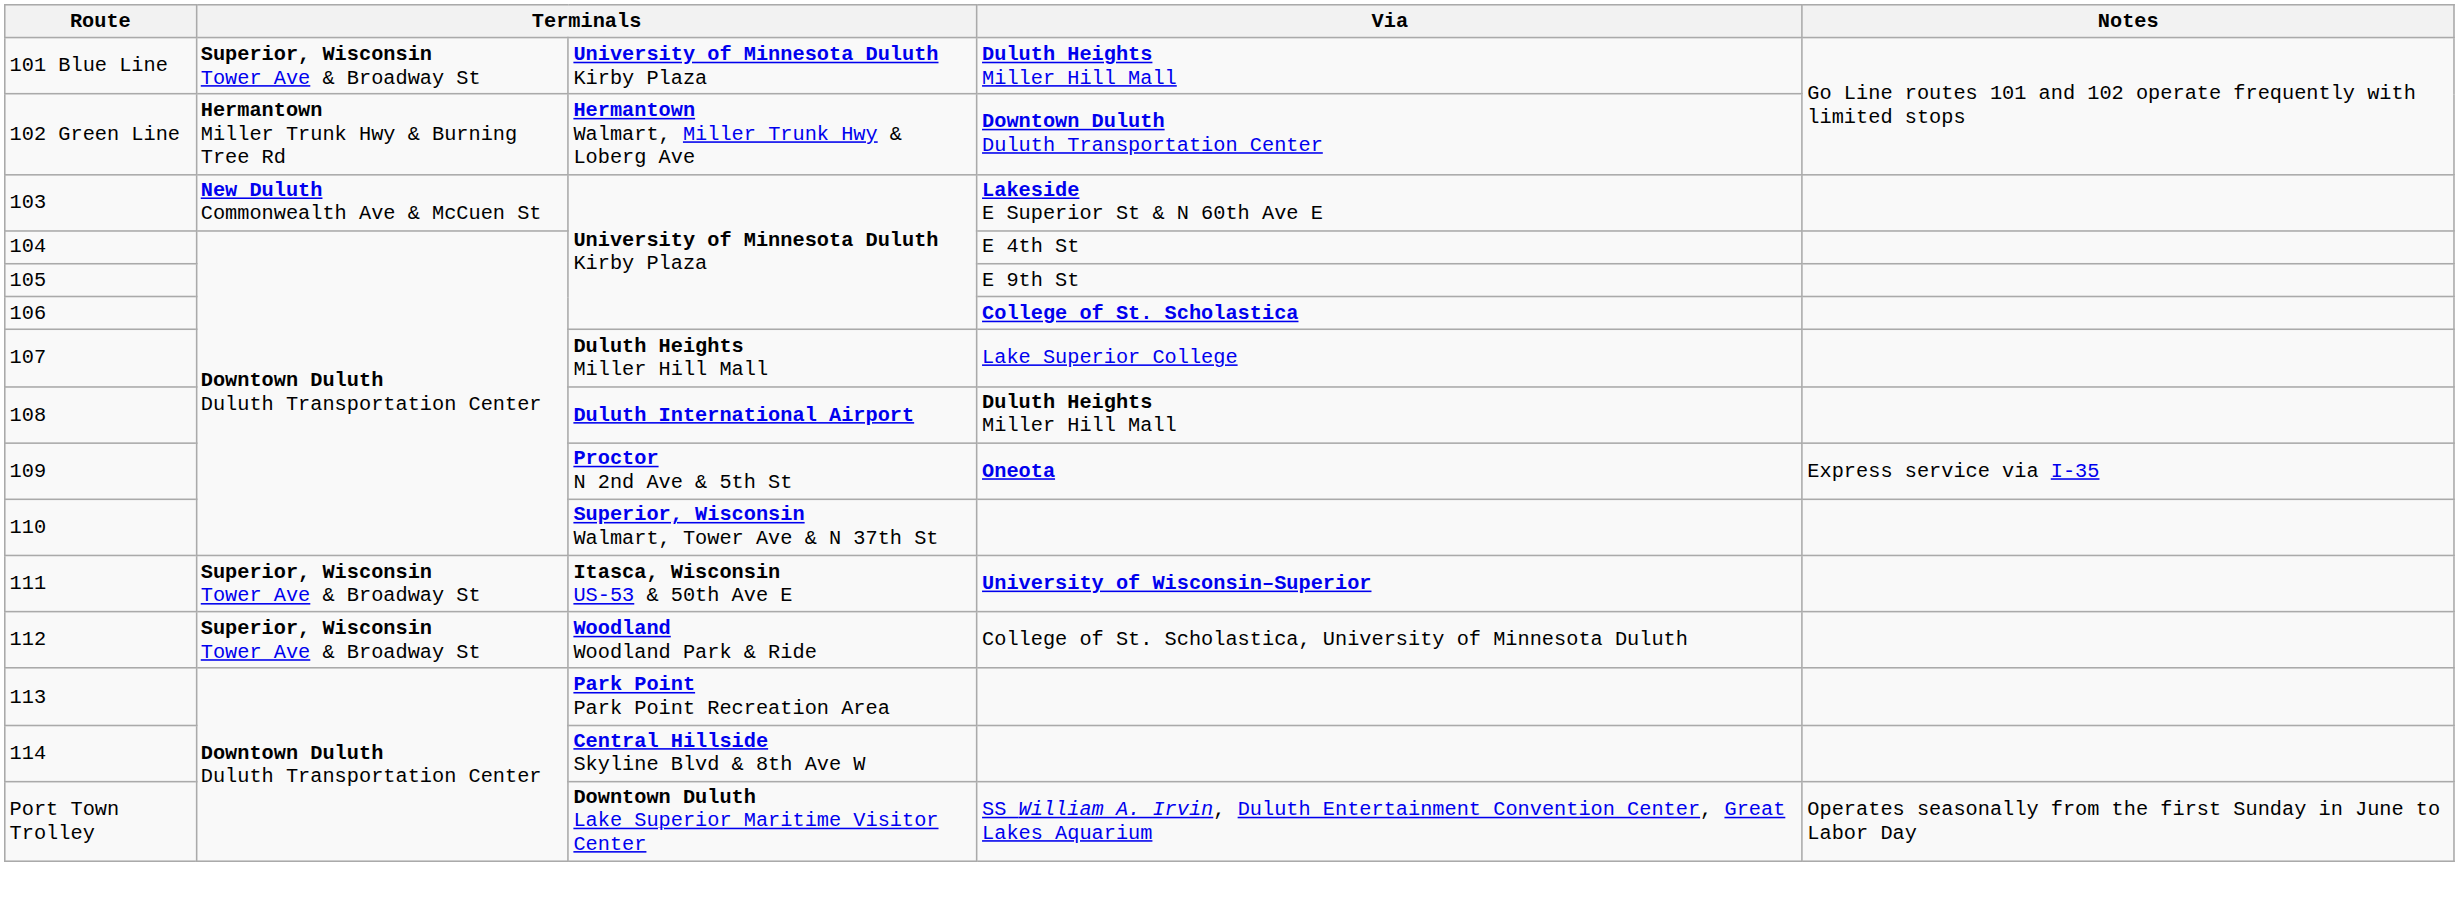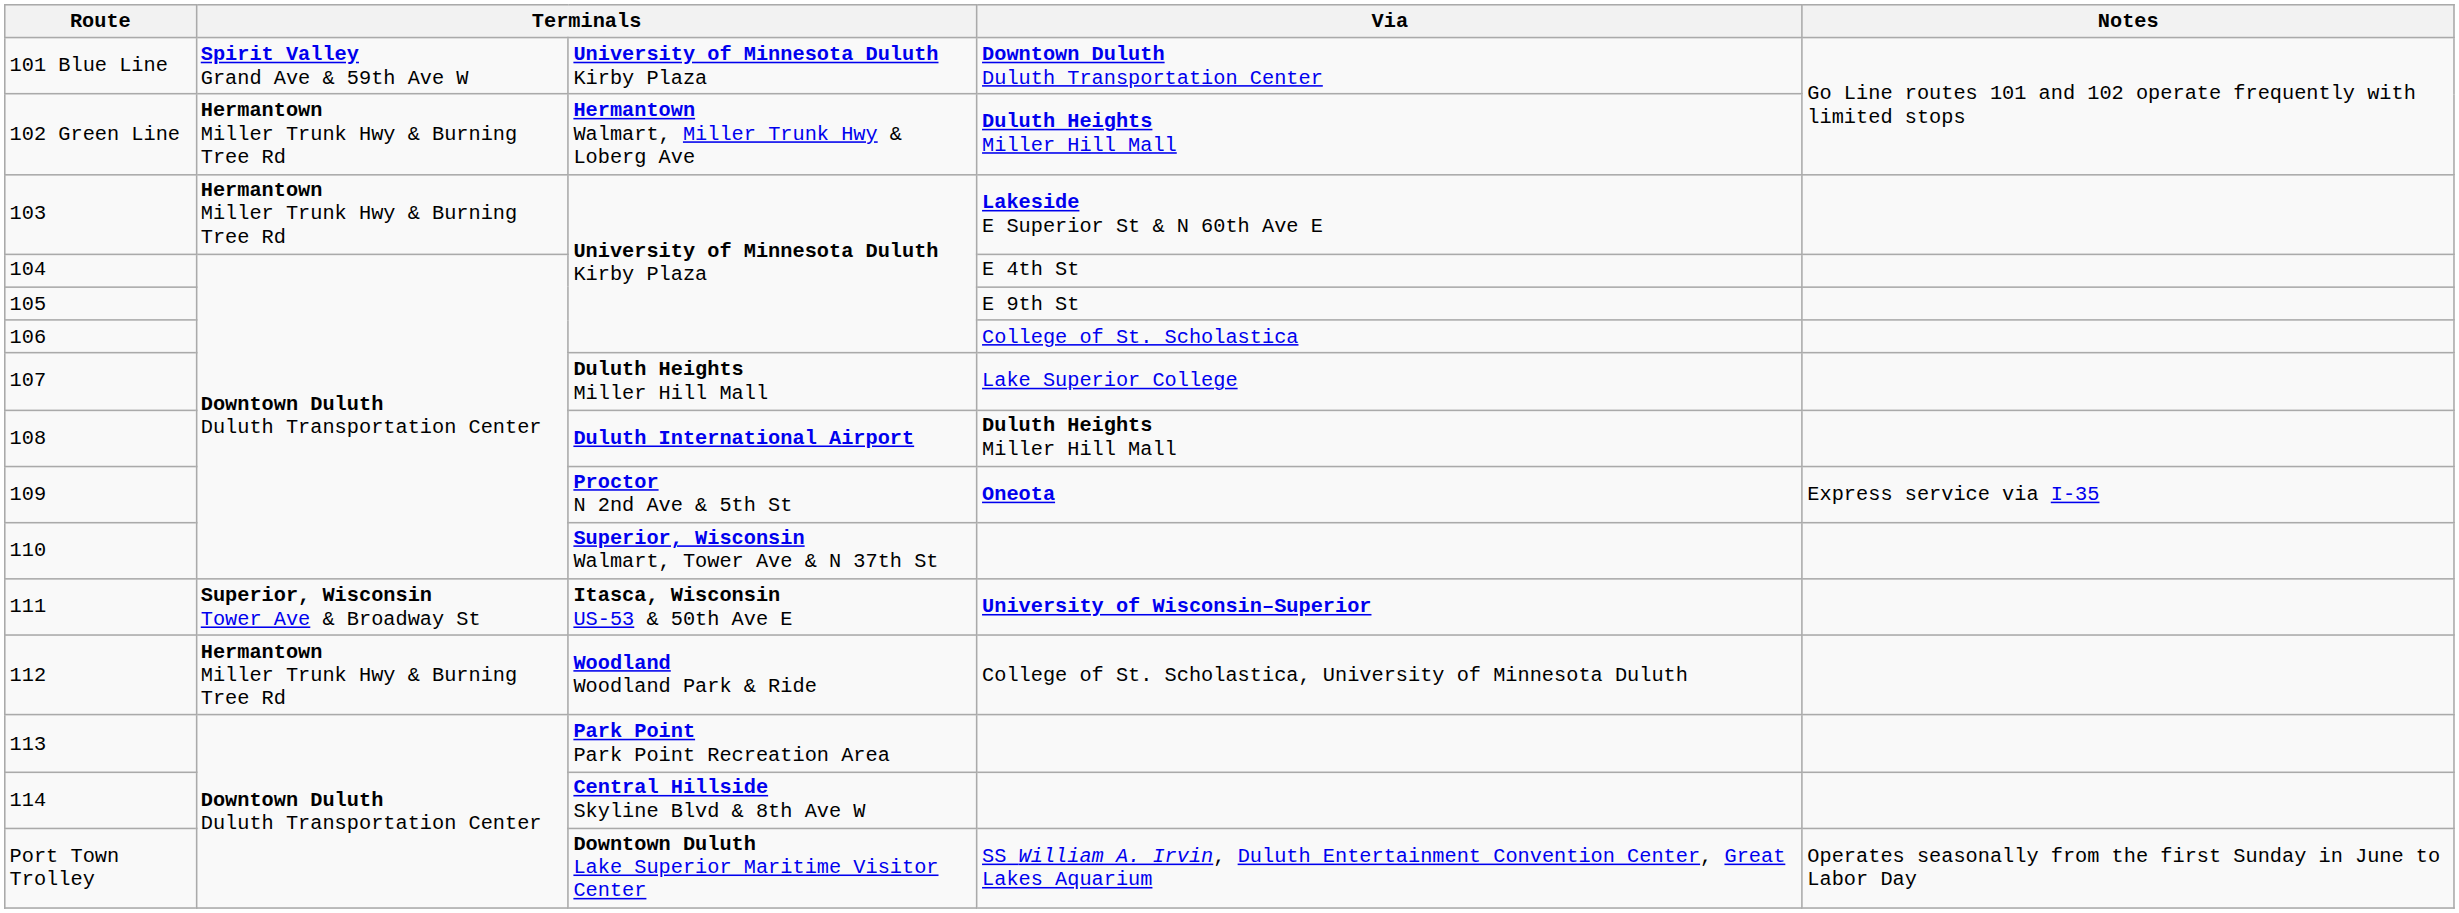(341, 66) Superior, Wisconsin Tower Ave & Broadway St -> (335, 66) Spirit Valley Grand Ave & 59th Ave W
(1079, 66) Duluth Heights Miller Hill Mall -> (1152, 66) Downtown Duluth Duluth Transportation Center
(1152, 134) Downtown Duluth Duluth Transportation Center -> (1079, 134) Duluth Heights Miller Hill Mall
(371, 202) New Duluth Commonwealth Ave & McCuen St -> (359, 214) Hermantown Miller Trunk Hwy & Burning Tree Rd
(1140, 313) bold -> (1140, 337) normal
(341, 640) Superior, Wisconsin Tower Ave & Broadway St -> (359, 675) Hermantown Miller Trunk Hwy & Burning Tree Rd
